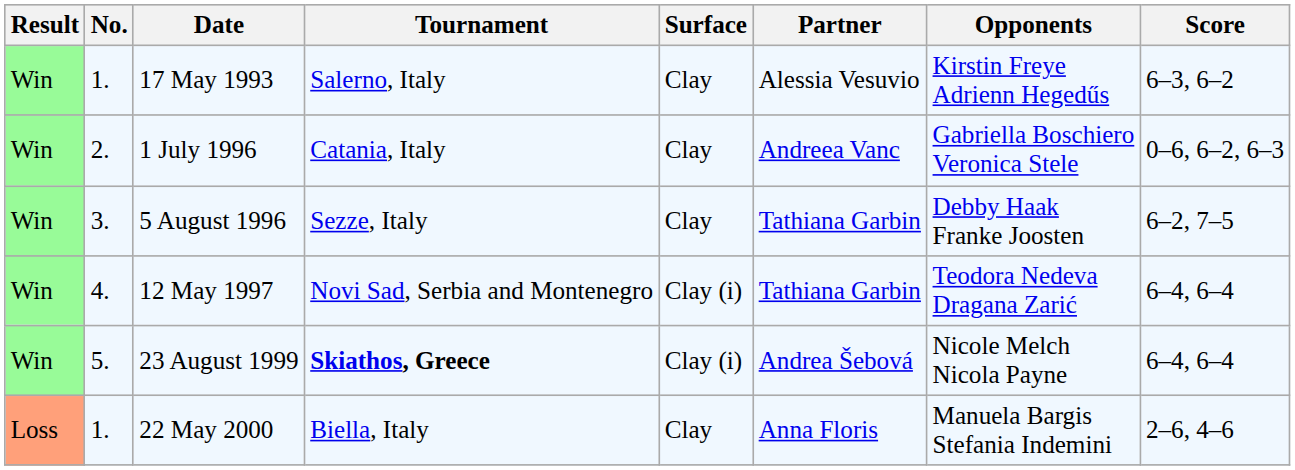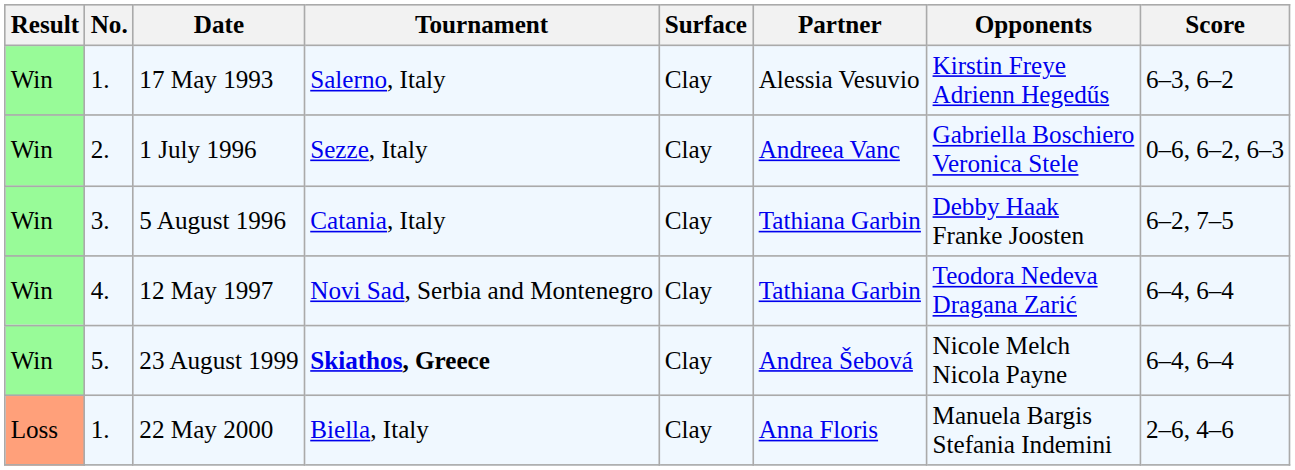(378, 149) Catania, Italy -> (369, 149) Sezze, Italy
(369, 219) Sezze, Italy -> (378, 219) Catania, Italy
(703, 289) Clay (i) -> (688, 289) Clay
(703, 359) Clay (i) -> (688, 359) Clay
